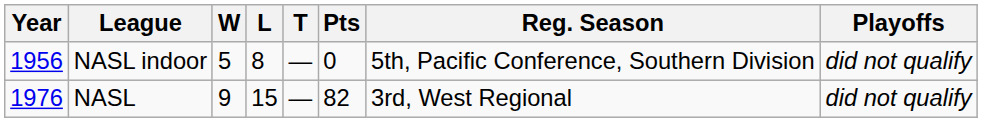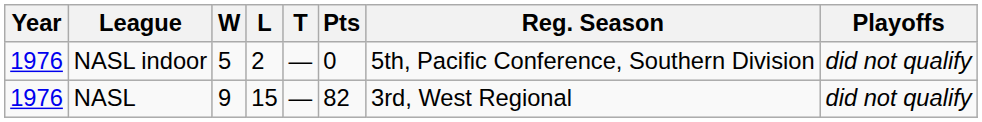(37, 60) 1956 -> (37, 60) 1976
(258, 60) 8 -> (258, 60) 2
